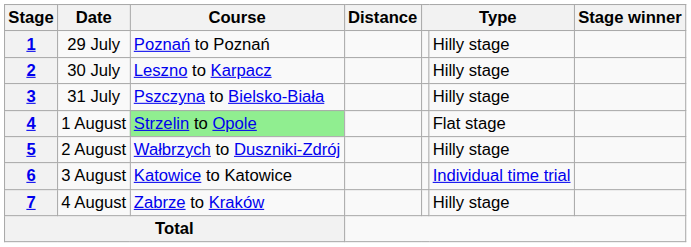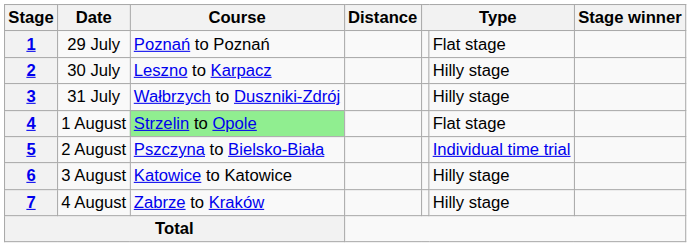(471, 44) Hilly stage -> (469, 44) Flat stage
(229, 96) Pszczyna to Bielsko-Biała -> (237, 96) Wałbrzych to Duszniki-Zdrój
(237, 149) Wałbrzych to Duszniki-Zdrój -> (229, 149) Pszczyna to Bielsko-Biała
(471, 149) Hilly stage -> (502, 149) Individual time trial
(502, 176) Individual time trial -> (471, 176) Hilly stage
